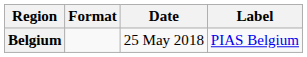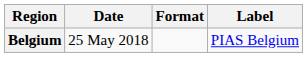columns swapped: (164, 16) <-> (93, 16)
